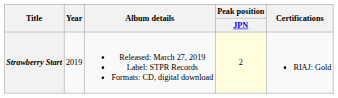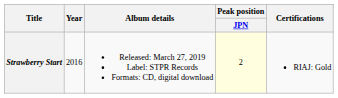(74, 62) 2019 -> (74, 62) 2016
